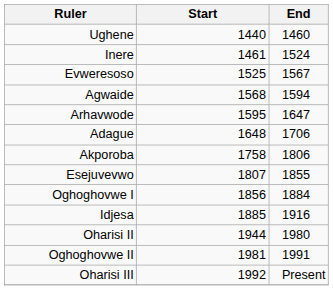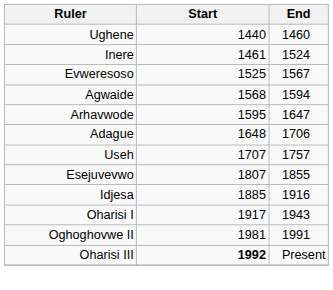+ row: (119, 154)
- row: (107, 154)
- row: (93, 194)
+ row: (110, 214)
- row: (108, 235)
(252, 275) normal -> (252, 255) bold
